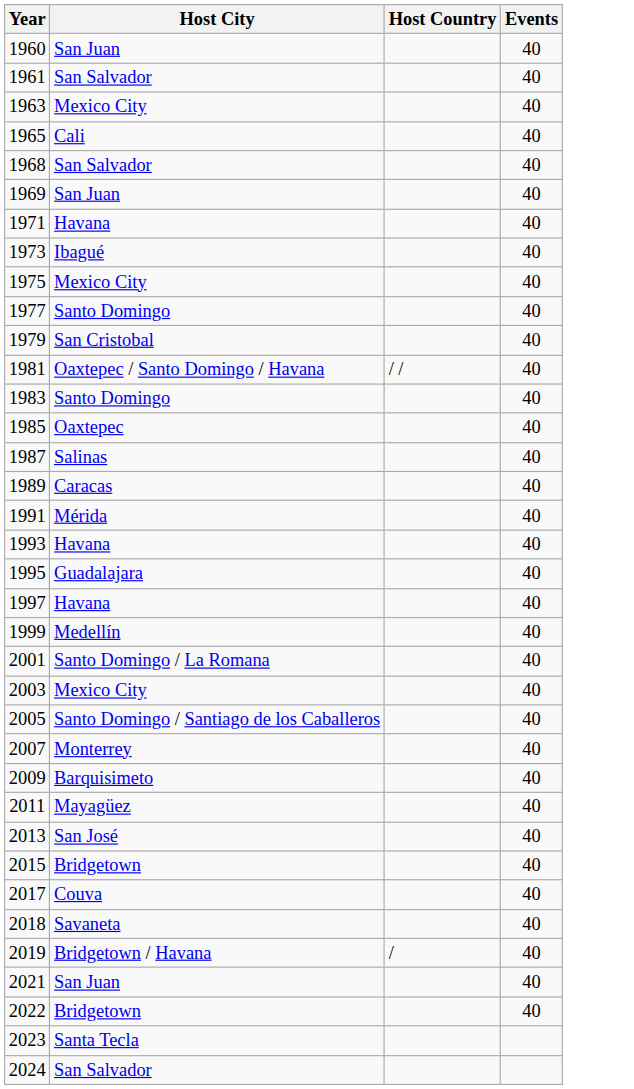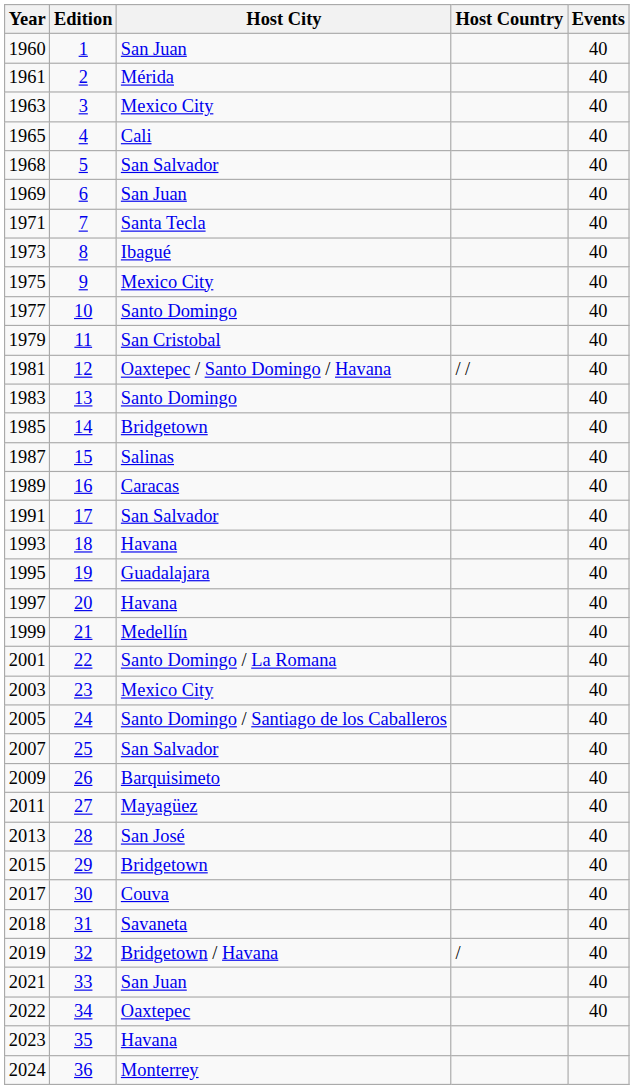+ column: (83, 19)
(103, 77) San Salvador -> (147, 77) Mérida
(82, 223) Havana -> (163, 223) Santa Tecla
(89, 427) Oaxtepec -> (164, 427) Bridgetown
(81, 515) Mérida -> (170, 515) San Salvador
(93, 748) Monterrey -> (170, 748) San Salvador
(98, 1011) Bridgetown -> (156, 1011) Oaxtepec
(96, 1040) Santa Tecla -> (149, 1040) Havana
(103, 1069) San Salvador -> (160, 1069) Monterrey
